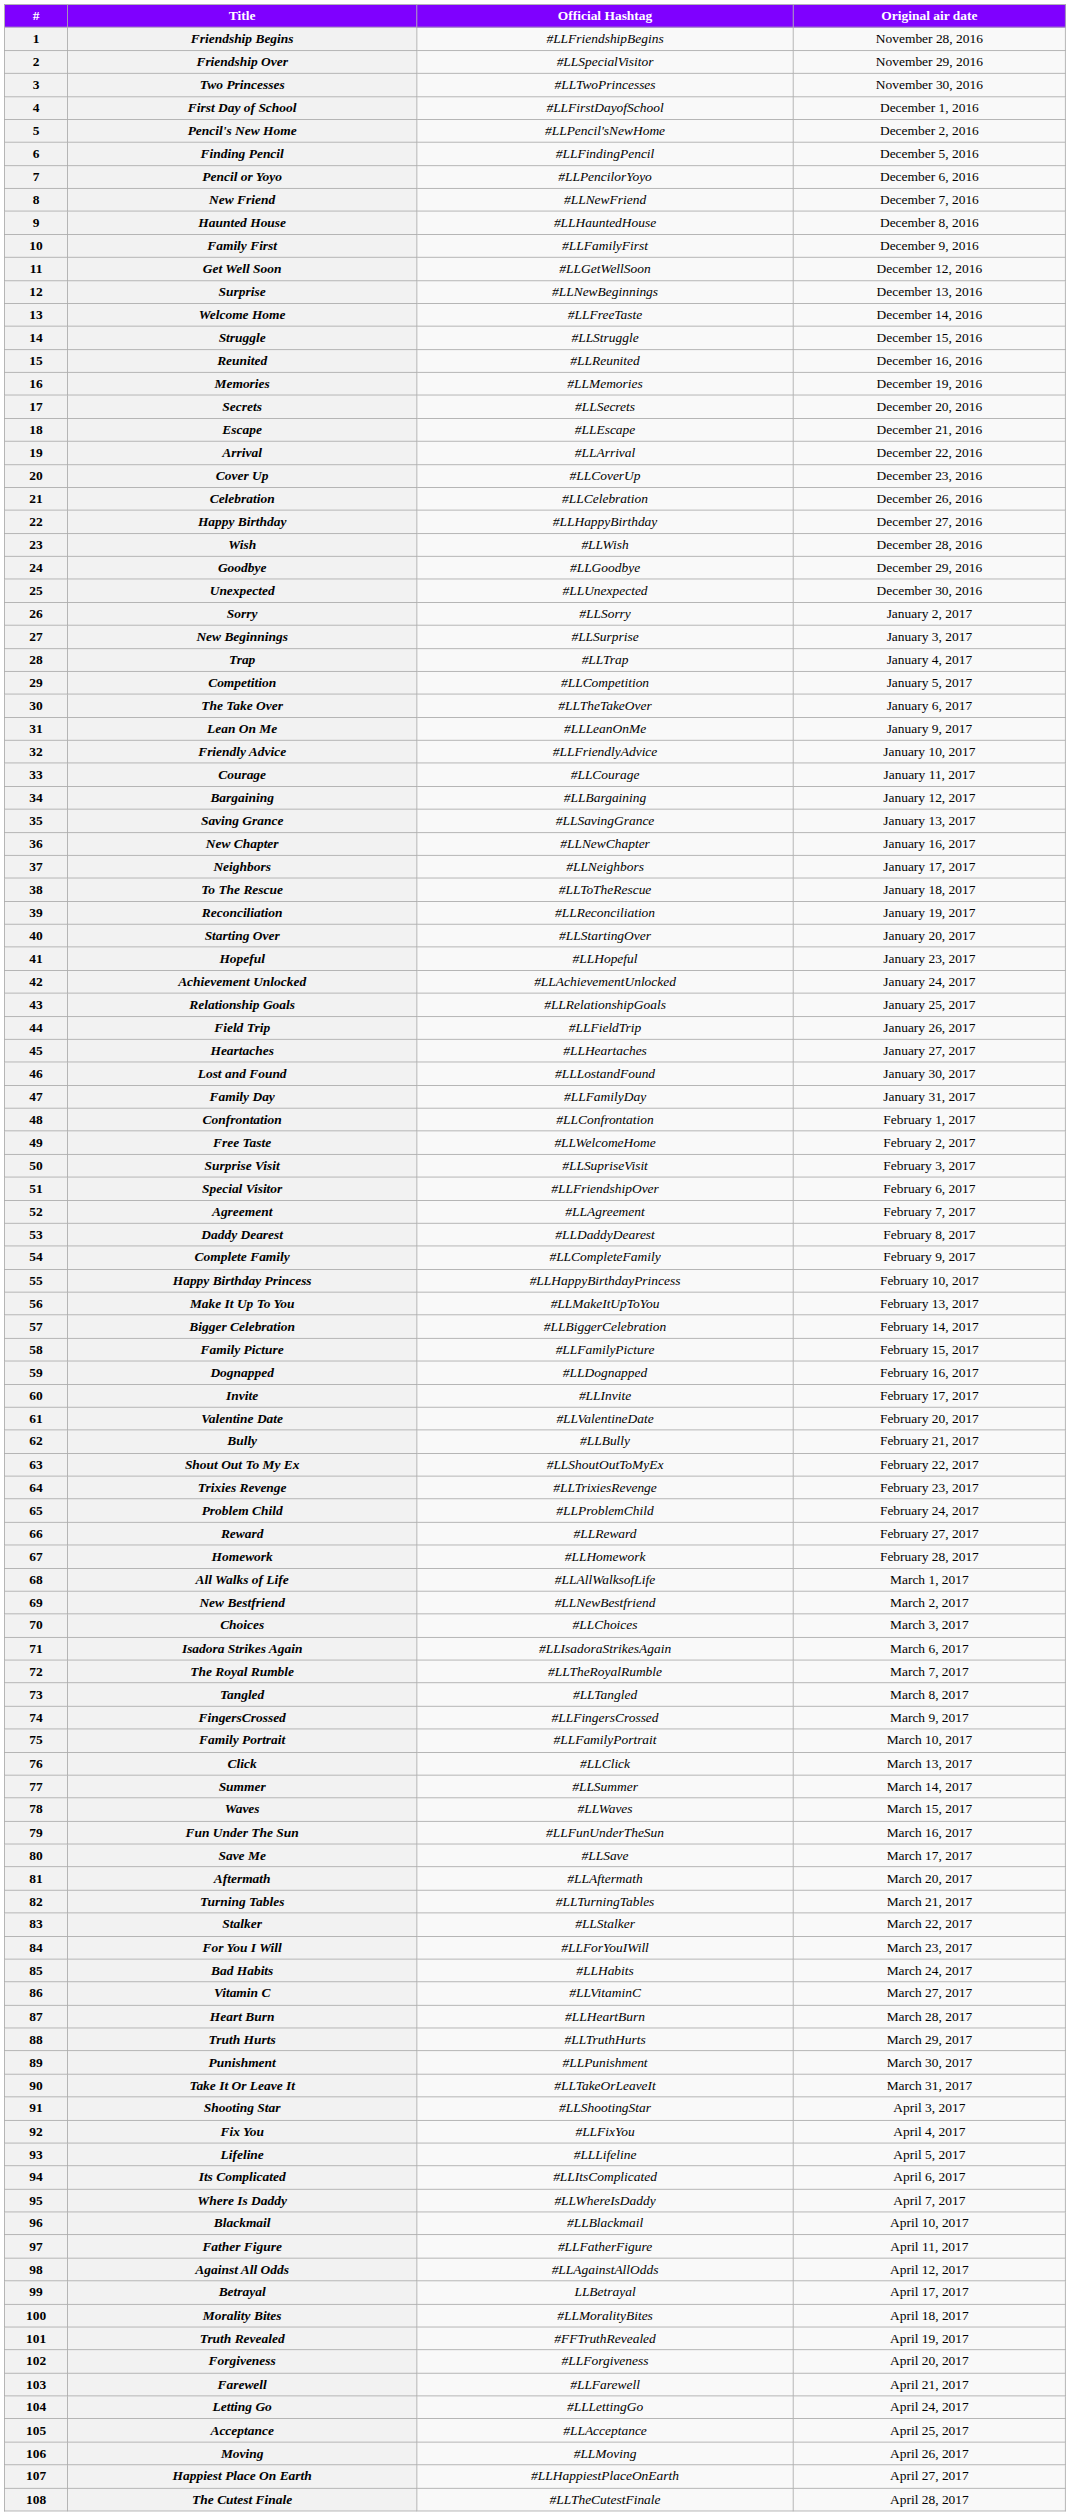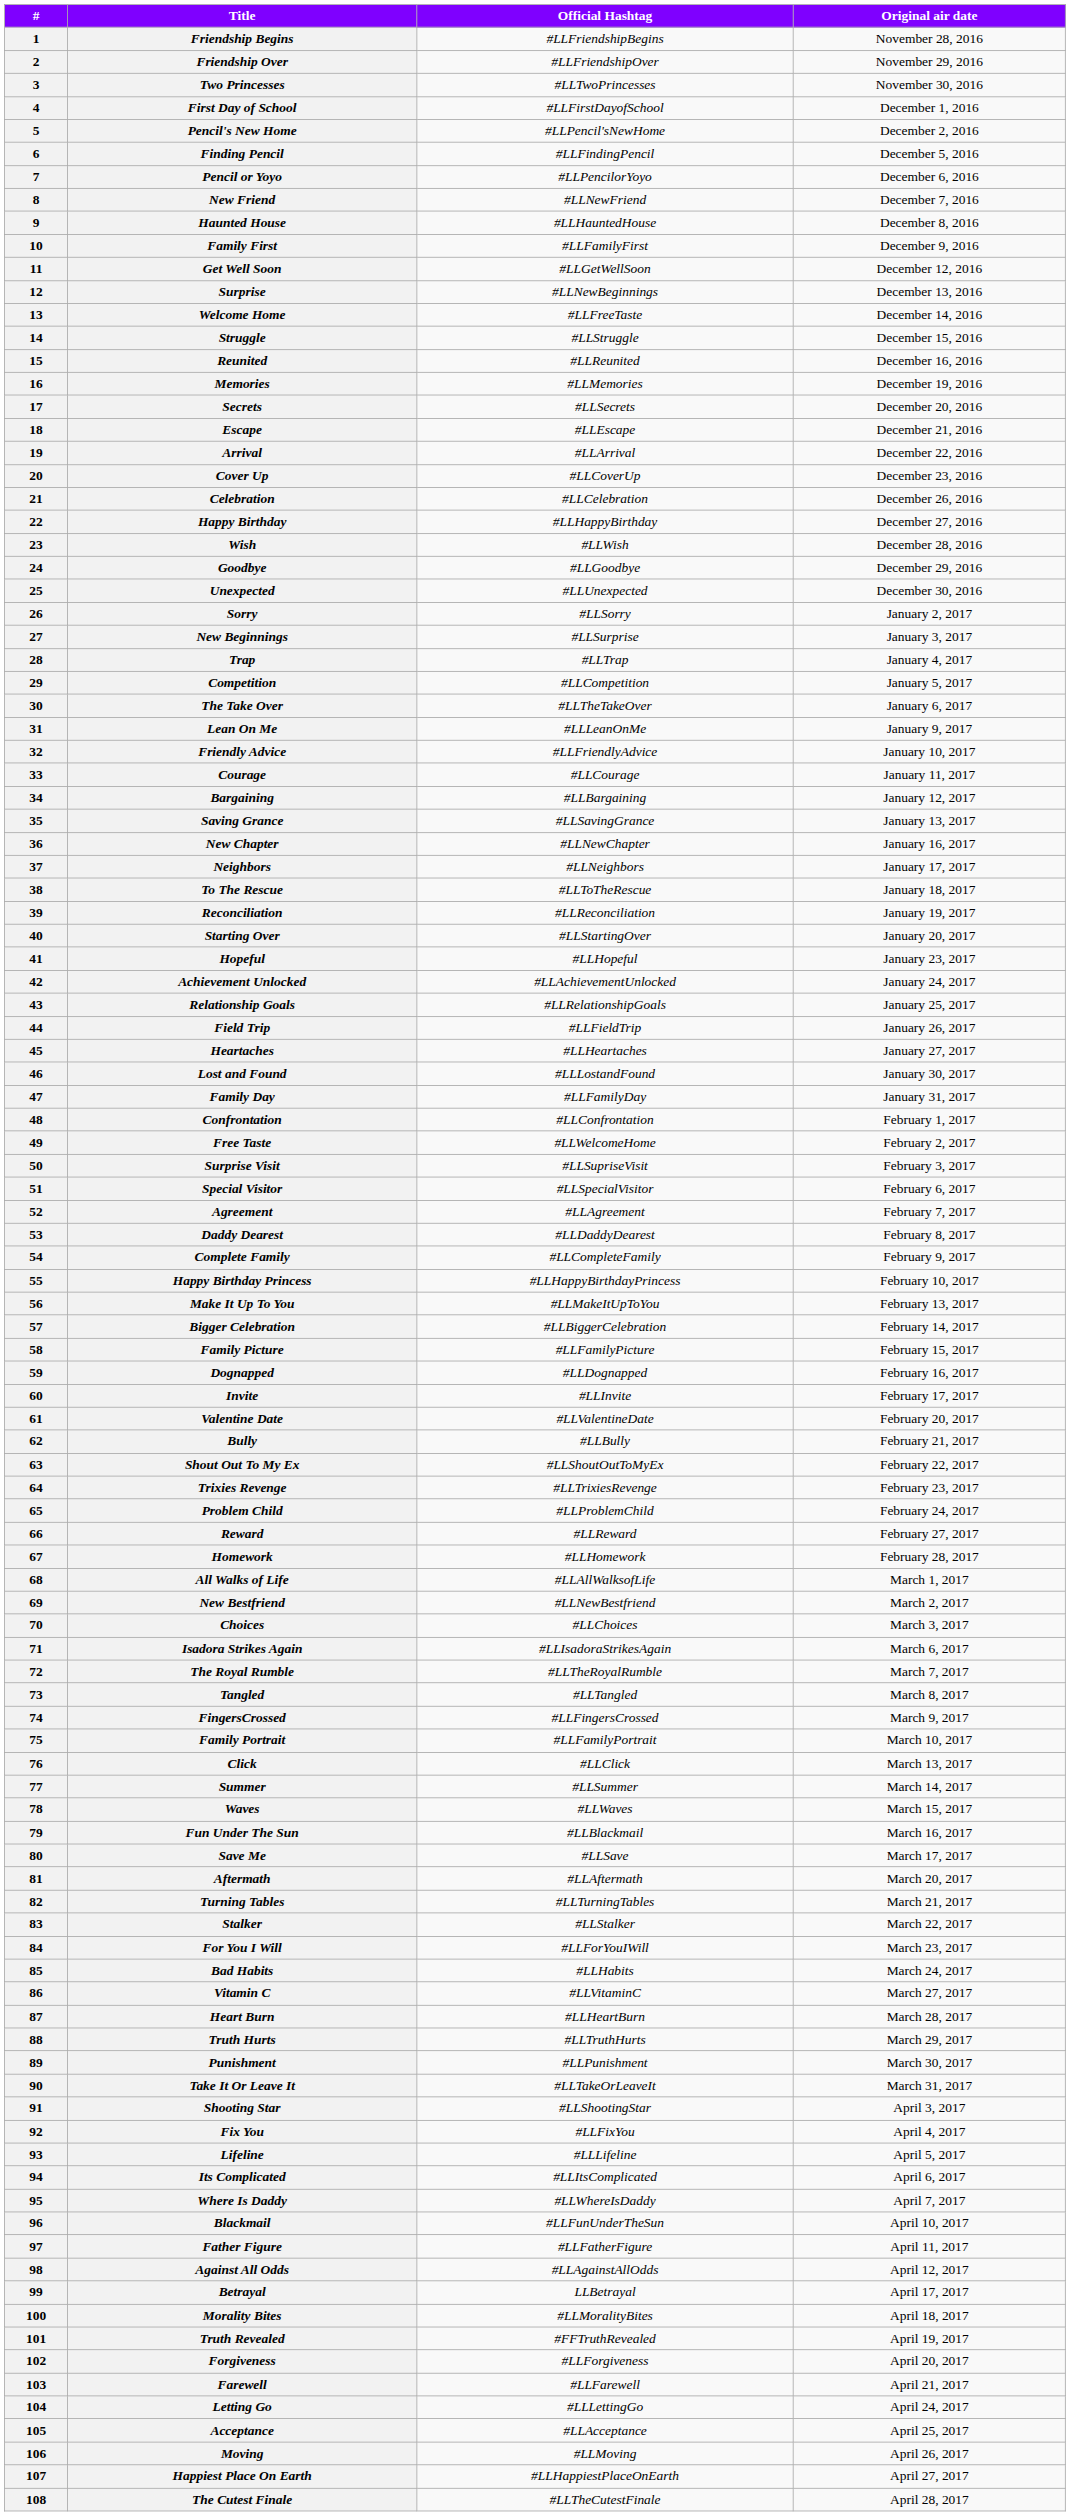(605, 61) #LLSpecialVisitor -> (605, 61) #LLFriendshipOver
(605, 1188) #LLFriendshipOver -> (605, 1188) #LLSpecialVisitor
(605, 1832) #LLFunUnderTheSun -> (605, 1832) #LLBlackmail
(605, 2223) #LLBlackmail -> (605, 2223) #LLFunUnderTheSun
